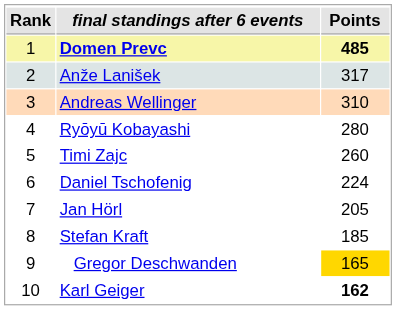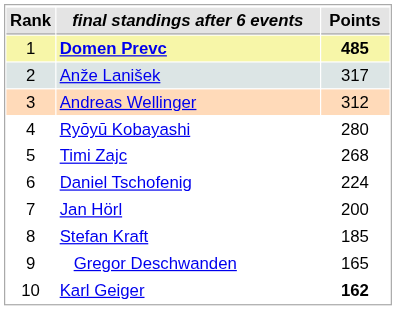(355, 102) 310 -> (355, 102) 312
(355, 156) 260 -> (355, 156) 268
(355, 210) 205 -> (355, 210) 200
(355, 263) gold background -> (355, 263) no background
